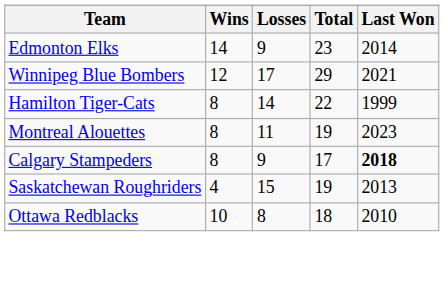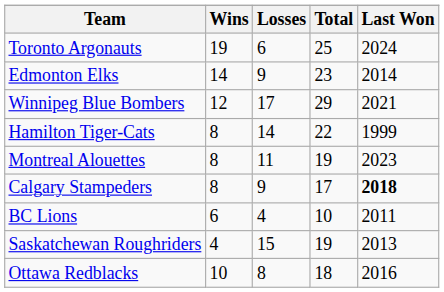+ row: (75, 47)
+ row: (43, 216)
(379, 216) 2010 -> (379, 272) 2016
